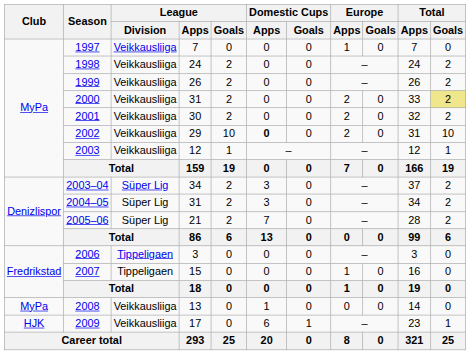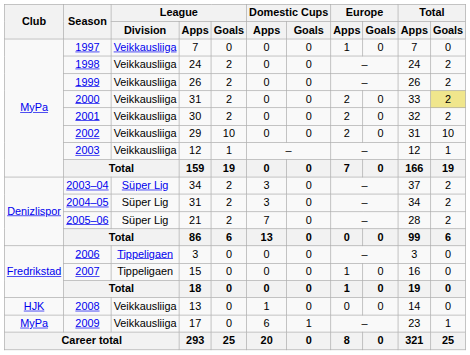(267, 133) bold -> (267, 133) normal
(34, 306) MyPa -> (34, 306) HJK
(34, 323) HJK -> (34, 323) MyPa
